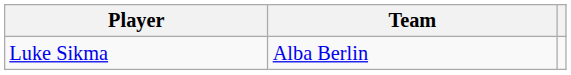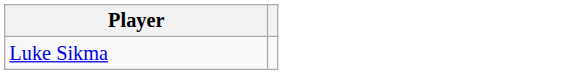- column: (412, 20)
